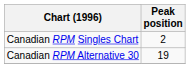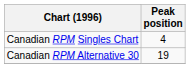(163, 39) 2 -> (163, 39) 4
